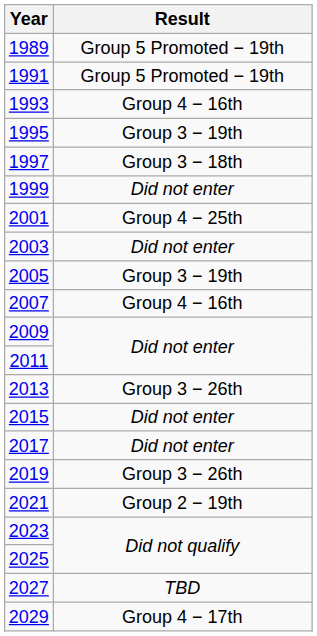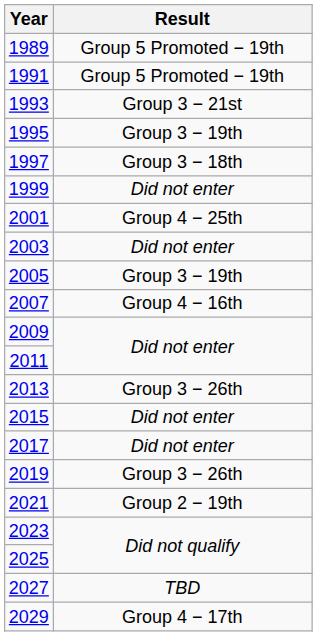(182, 105) Group 4 − 16th -> (182, 105) Group 3 − 21st
